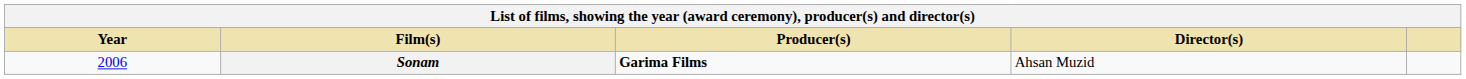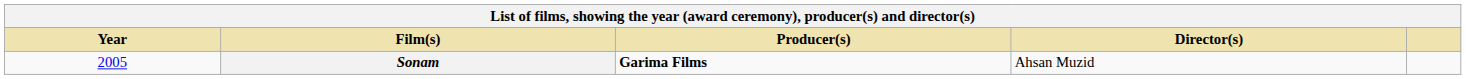(112, 62) 2006 -> (112, 62) 2005
